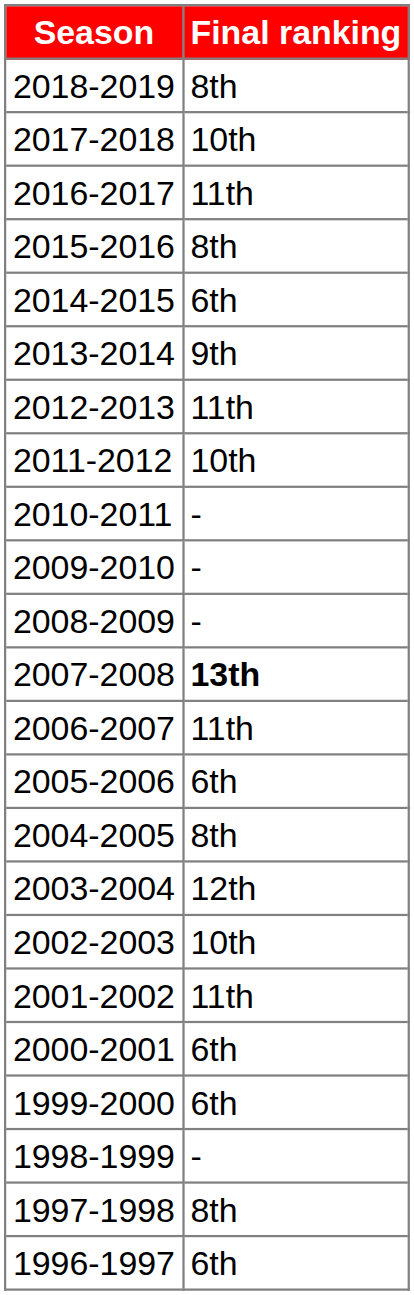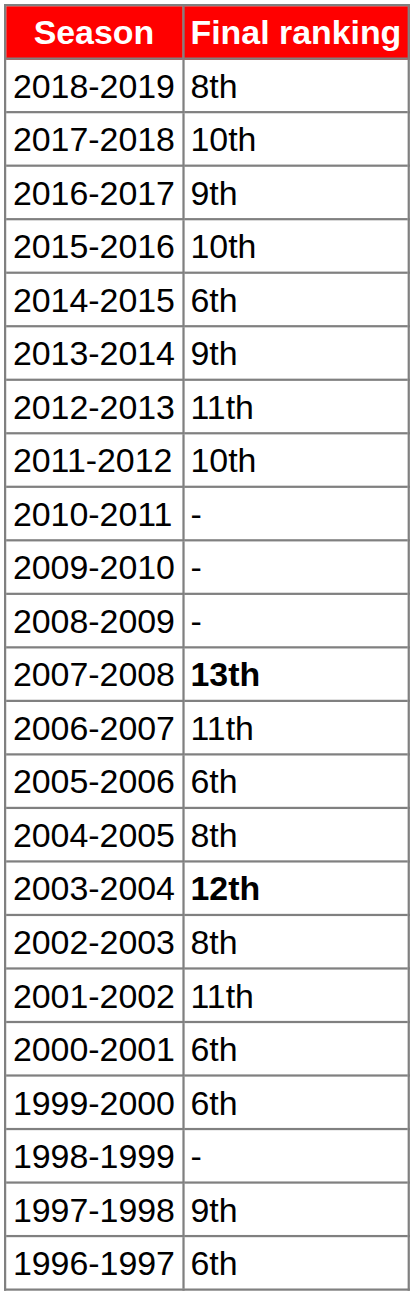(222, 192) 11th -> (214, 192) 9th
(214, 246) 8th -> (223, 246) 10th
(223, 888) normal -> (225, 888) bold
(223, 942) 10th -> (214, 942) 8th
(214, 1209) 8th -> (214, 1209) 9th
